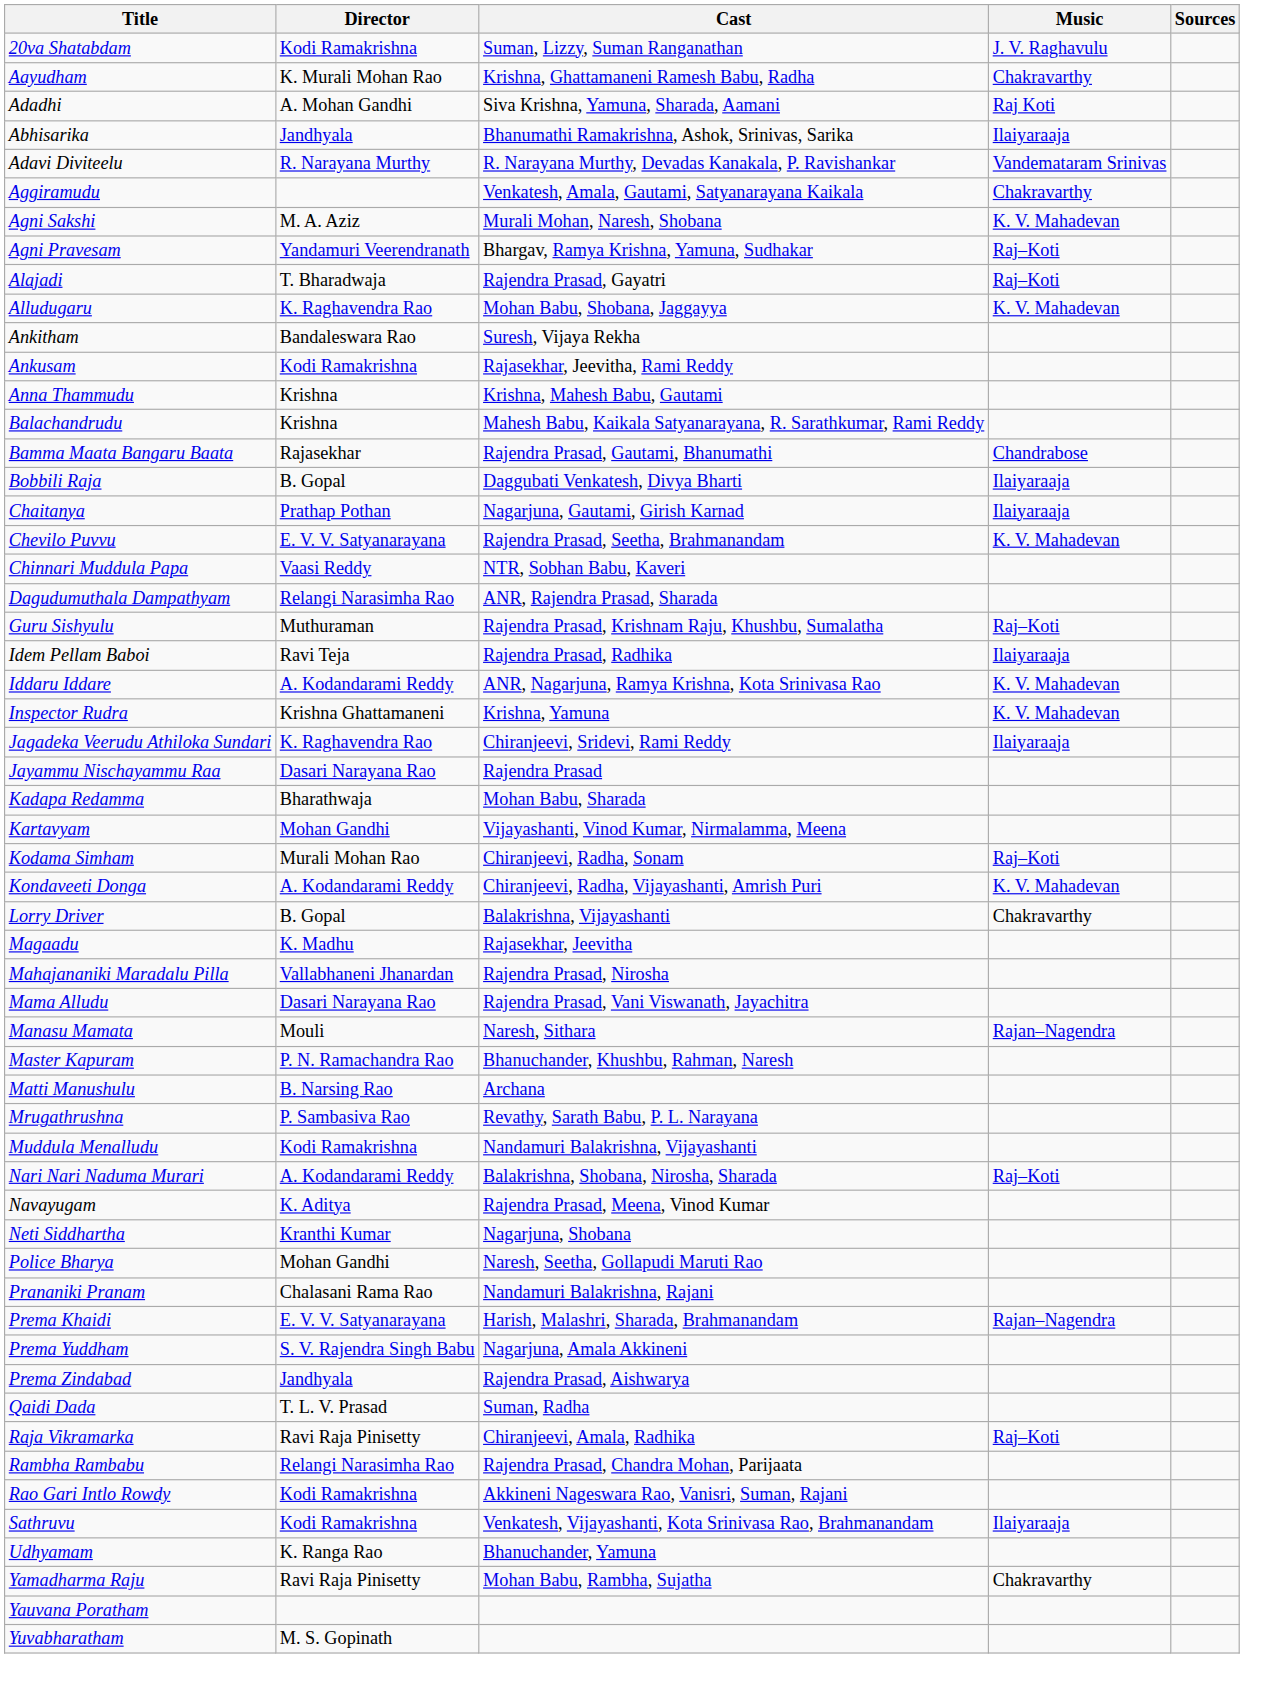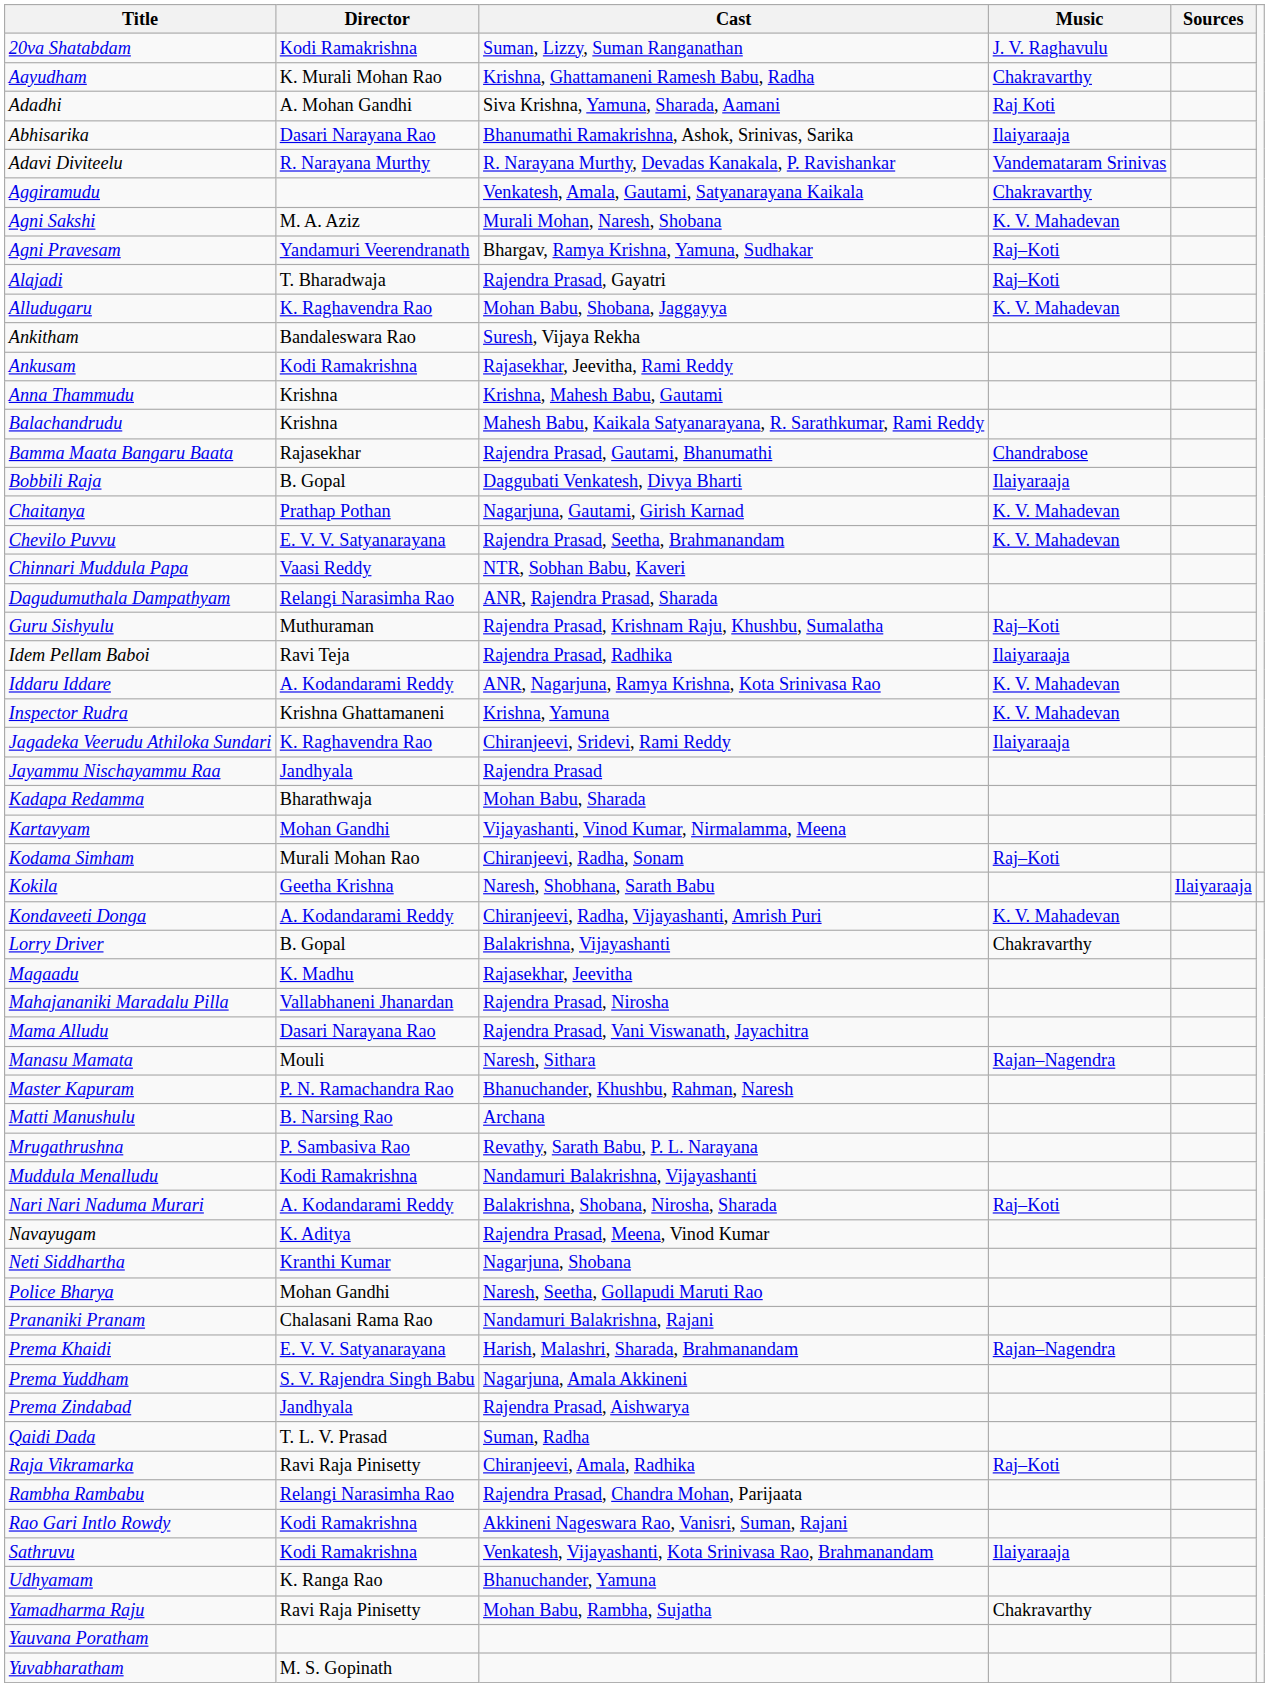(316, 134) Jandhyala -> (358, 134) Dasari Narayana Rao
(1031, 510) Ilaiyaraaja -> (1056, 510) K. V. Mahadevan
(358, 771) Dasari Narayana Rao -> (316, 771) Jandhyala
+ row: (33, 886)
